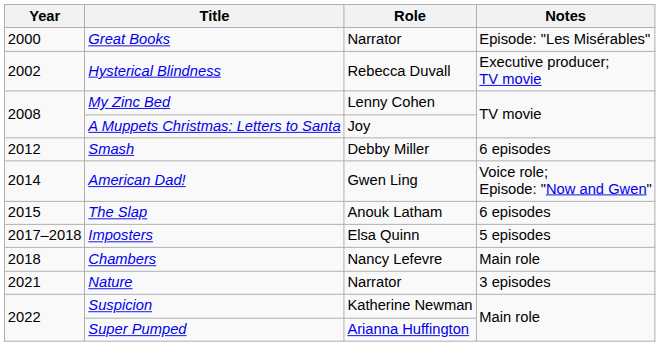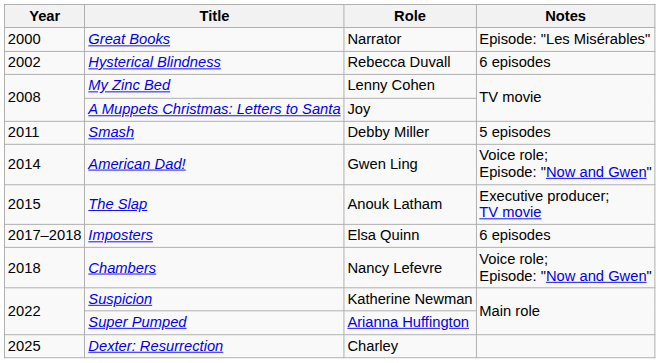(544, 71) Executive producer; TV movie -> (515, 62) 6 episodes
(24, 149) 2012 -> (24, 132) 2011
(515, 149) 6 episodes -> (515, 132) 5 episodes
(515, 212) 6 episodes -> (544, 204) Executive producer; TV movie
(515, 236) 5 episodes -> (515, 236) 6 episodes
(510, 259) Main role -> (566, 267) Voice role; Episode: "Now and Gwen"
- row: (110, 282)
+ row: (156, 345)
